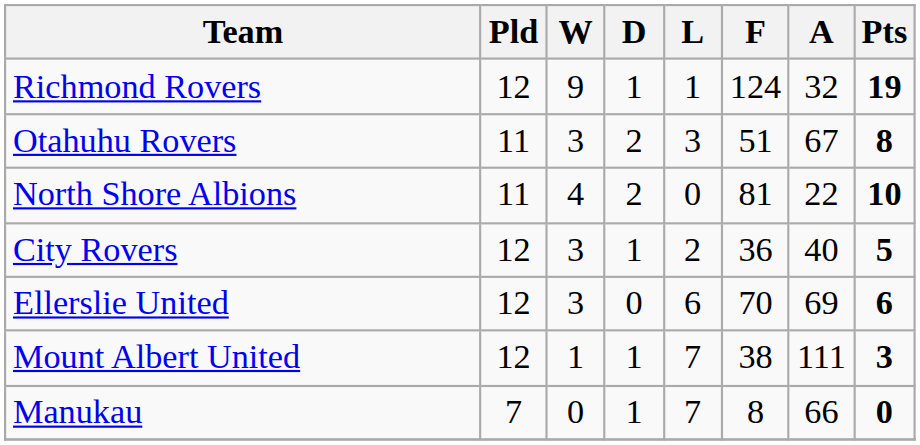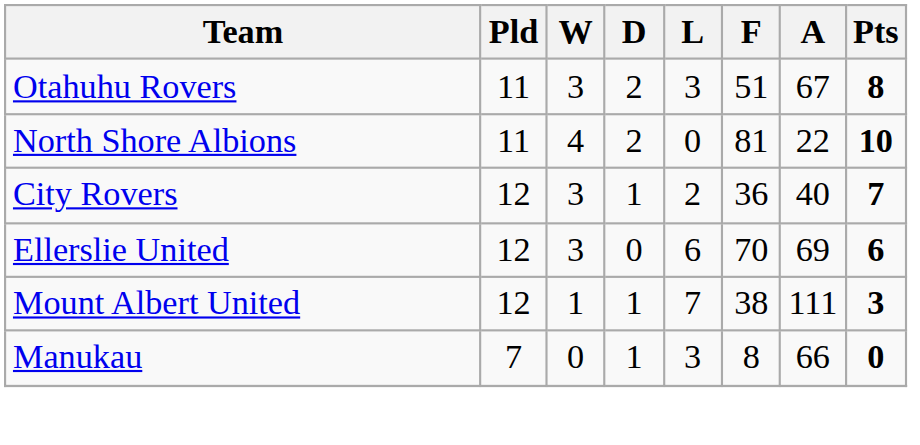- row: (137, 85)
(884, 248) 5 -> (876, 194) 7
(693, 411) 7 -> (693, 357) 3
